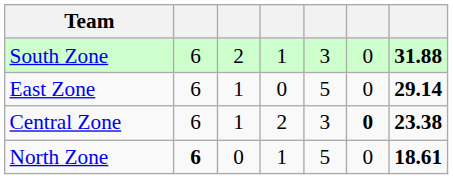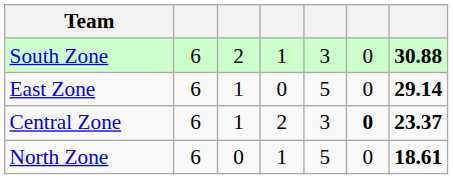(418, 55) 31.88 -> (418, 55) 30.88
(418, 122) 23.38 -> (418, 122) 23.37
(196, 156) bold -> (196, 156) normal
